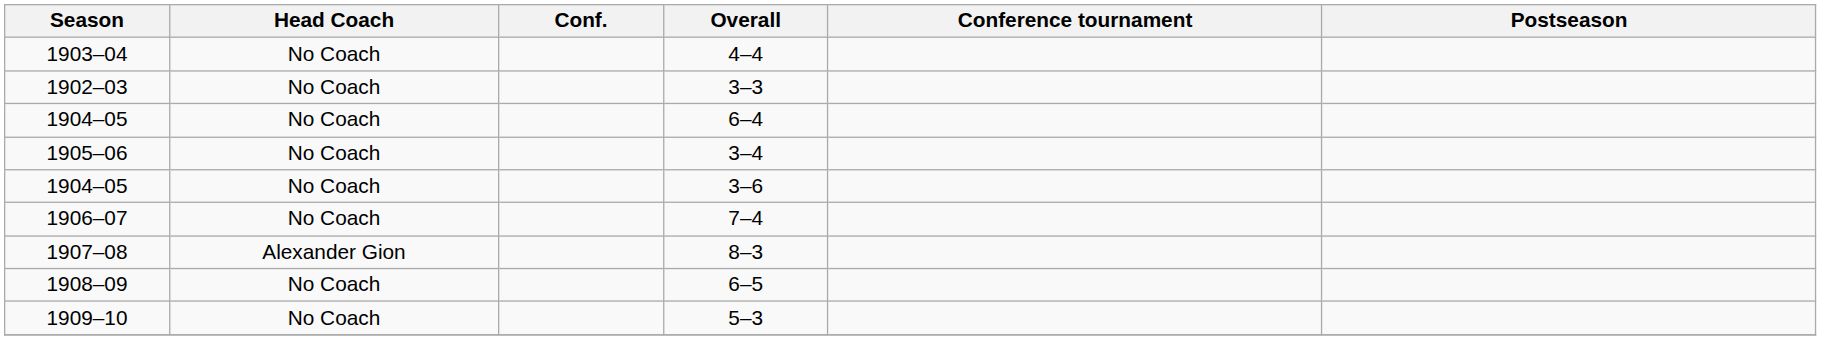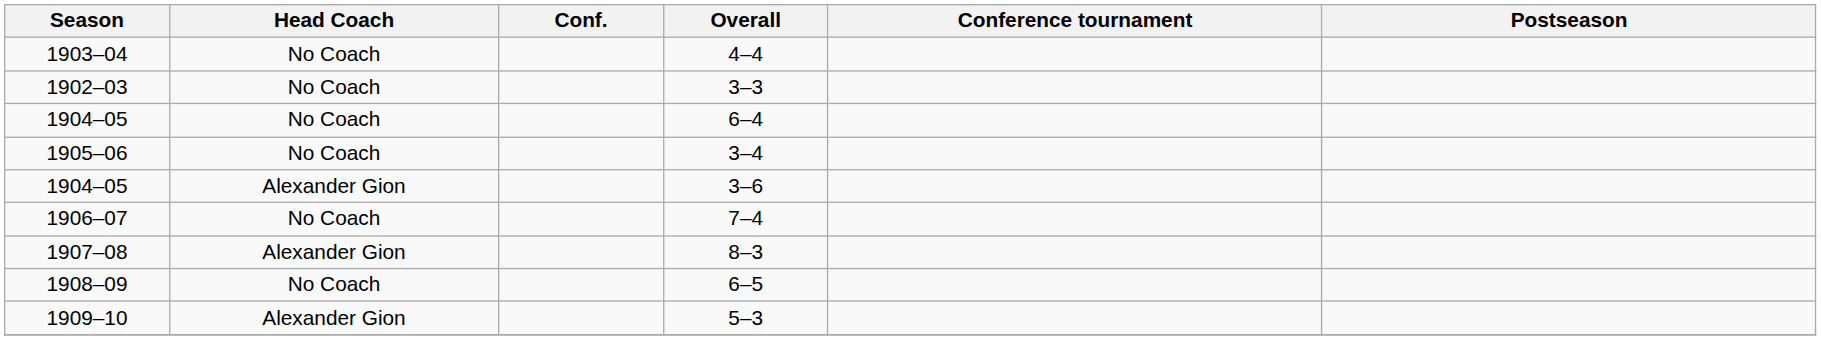(334, 185) No Coach -> (334, 185) Alexander Gion
(334, 317) No Coach -> (334, 317) Alexander Gion
